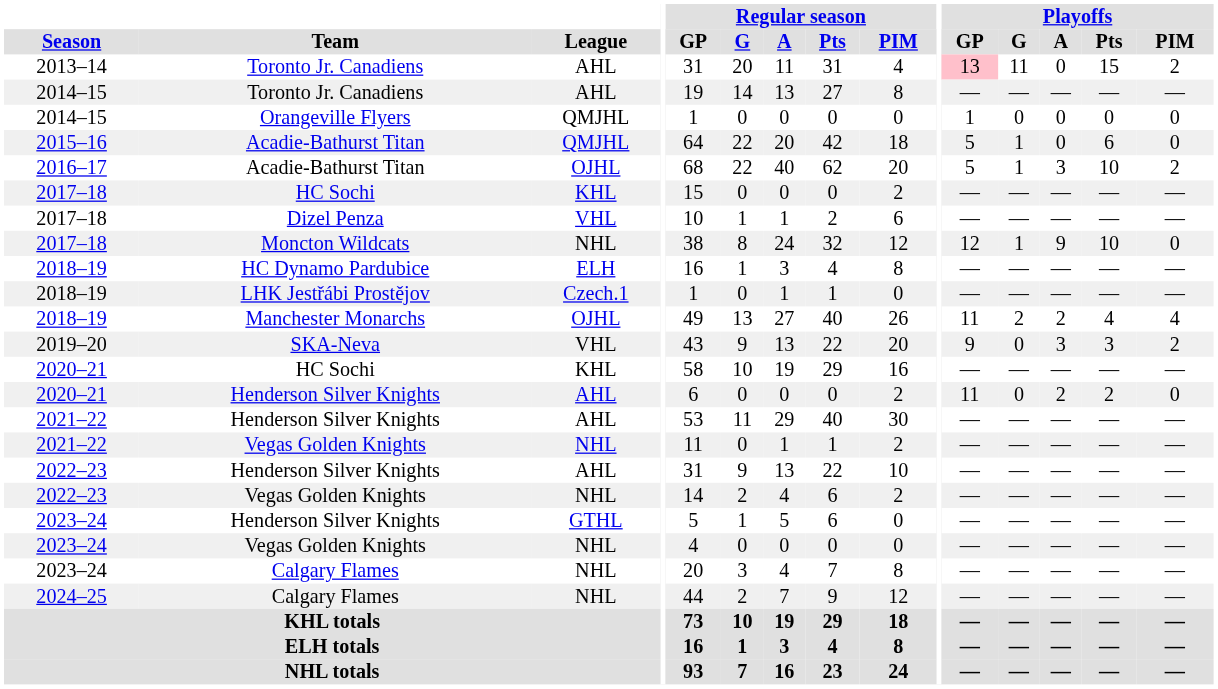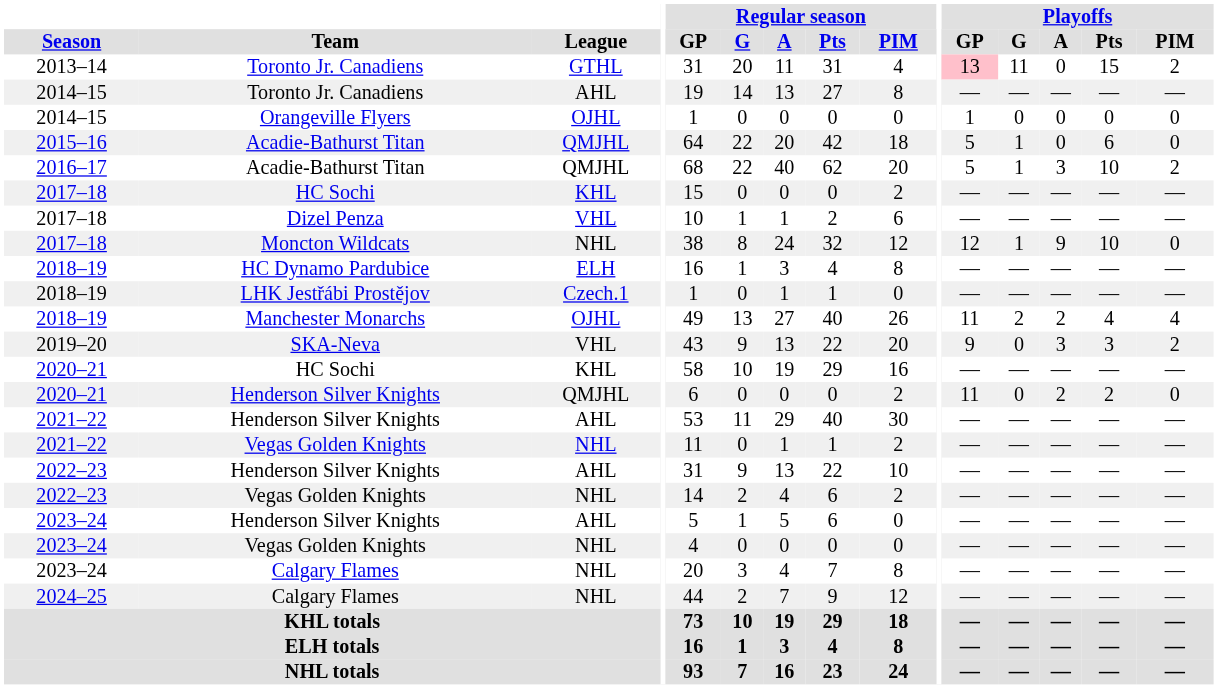(596, 66) AHL -> (596, 66) GTHL
(596, 117) QMJHL -> (596, 117) OJHL
(596, 167) OJHL -> (596, 167) QMJHL
(596, 394) AHL -> (596, 394) QMJHL
(596, 520) GTHL -> (596, 520) AHL
